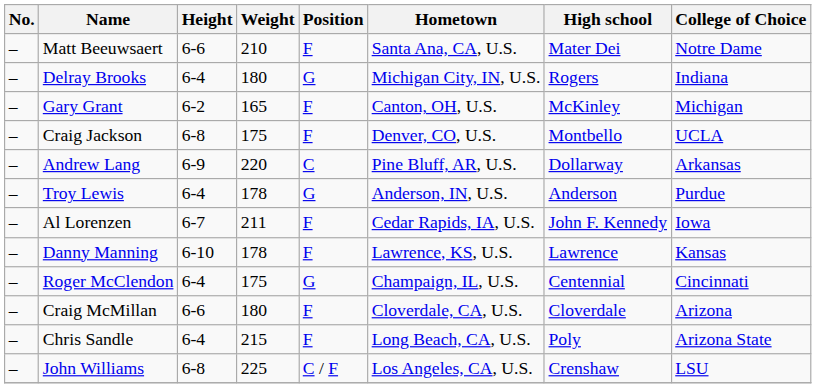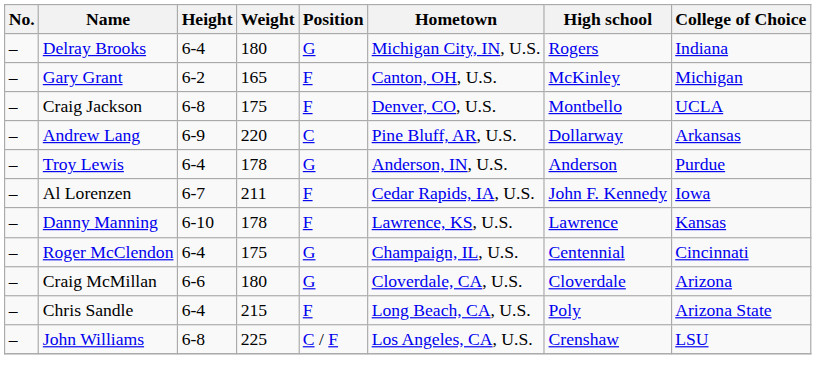- row: (103, 48)
(308, 309) F -> (309, 280) G
